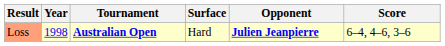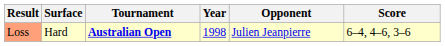columns swapped: (56, 13) <-> (207, 13)
(275, 32) bold -> (271, 32) normal
